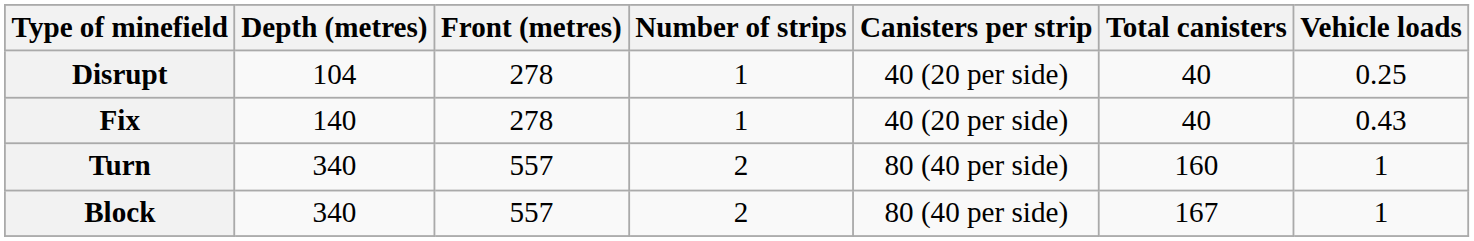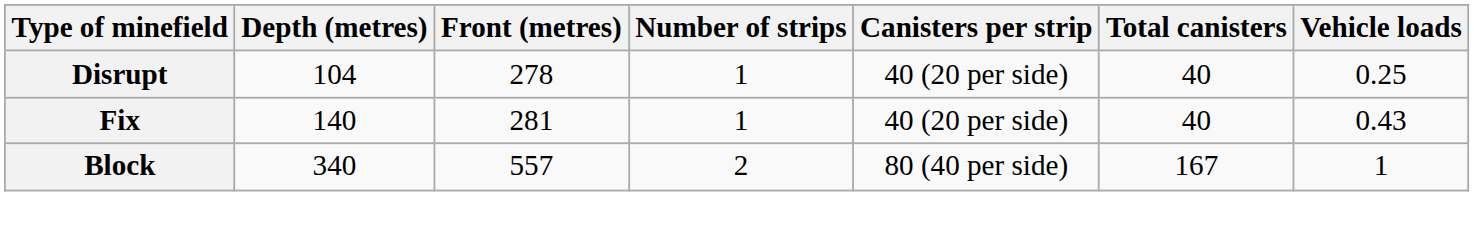(531, 119) 278 -> (531, 119) 281
- row: (120, 166)
